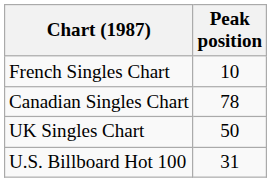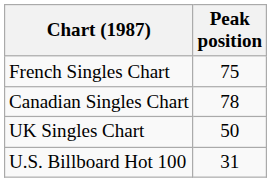(230, 71) 10 -> (230, 71) 75
